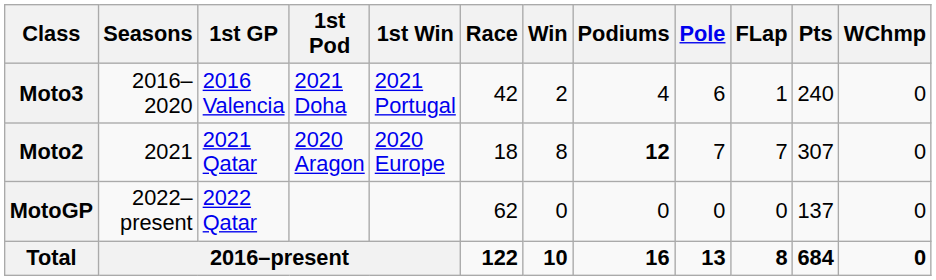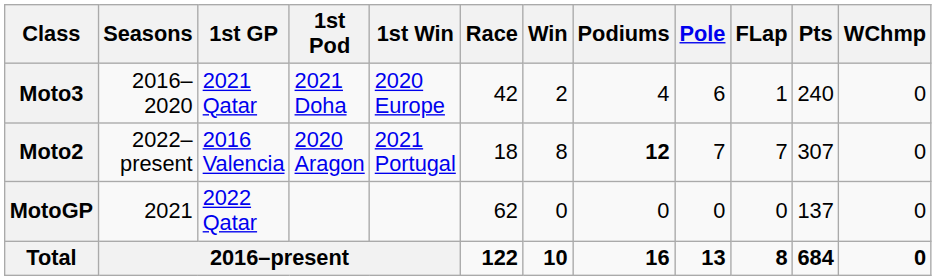(244, 92) 2016 Valencia -> (230, 92) 2021 Qatar
(415, 92) 2021 Portugal -> (410, 92) 2020 Europe
(168, 151) 2021 -> (156, 151) 2022–present
(230, 151) 2021 Qatar -> (244, 151) 2016 Valencia
(410, 151) 2020 Europe -> (415, 151) 2021 Portugal
(156, 210) 2022–present -> (168, 210) 2021
